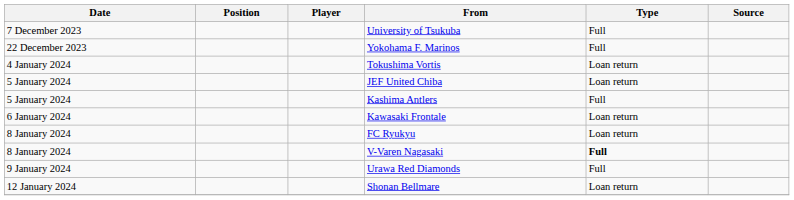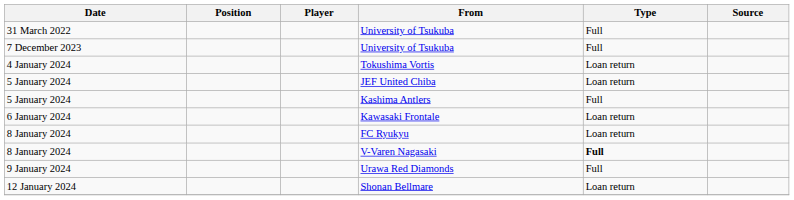+ row: (39, 30)
- row: (47, 47)
